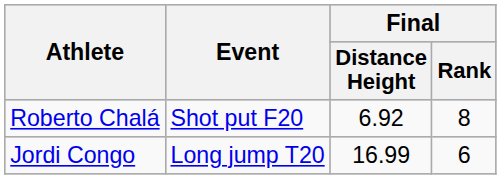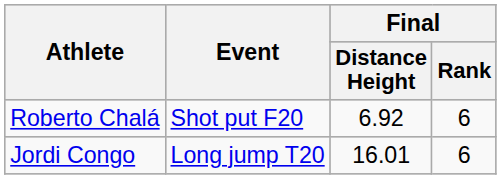(464, 119) 8 -> (464, 119) 6
(381, 155) 16.99 -> (381, 155) 16.01
